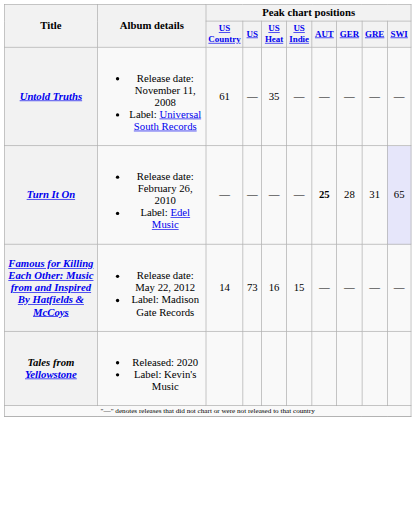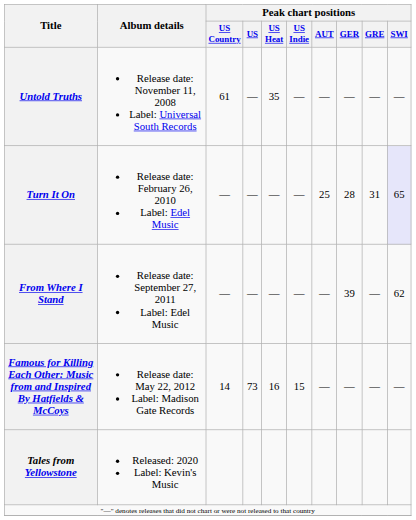(324, 195) bold -> (324, 195) normal
+ row: (51, 294)
